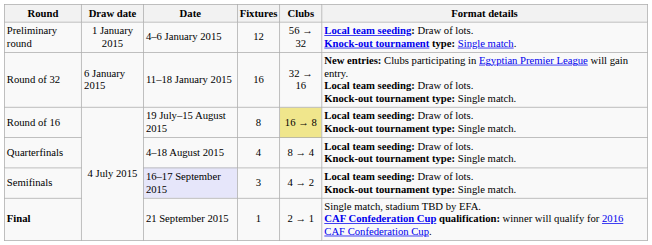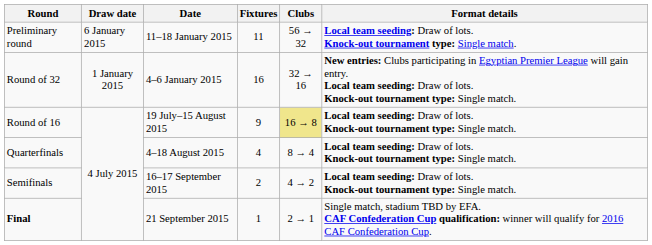(112, 37) 1 January 2015 -> (105, 37) 6 January 2015
(184, 37) 4–6 January 2015 -> (189, 37) 11–18 January 2015
(258, 37) 12 -> (258, 37) 11
(105, 80) 6 January 2015 -> (112, 80) 1 January 2015
(189, 80) 11–18 January 2015 -> (184, 80) 4–6 January 2015
(258, 123) 8 -> (258, 123) 9
(183, 183) lavender background -> (183, 183) no background
(258, 183) 3 -> (258, 183) 2
